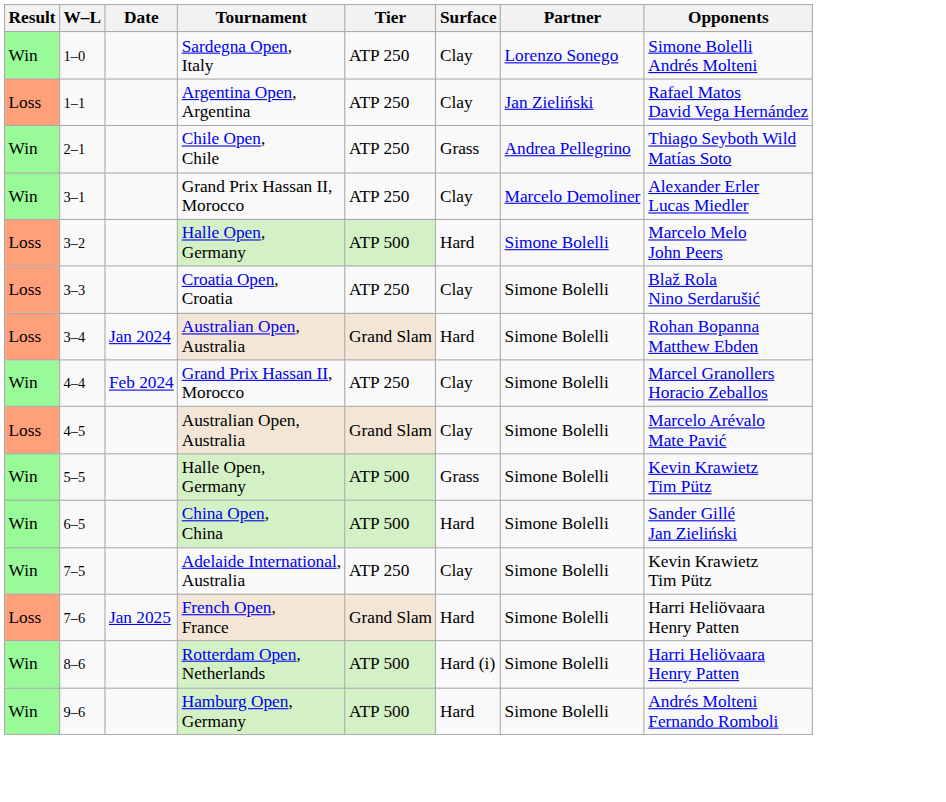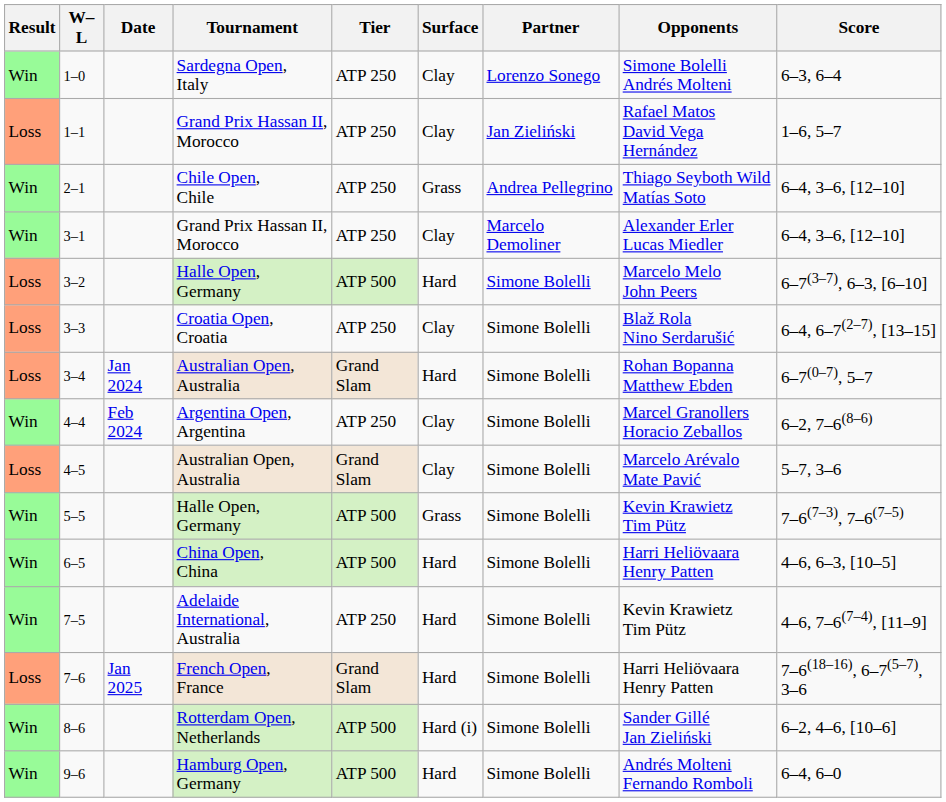+ column: (859, 27)
(239, 102) Argentina Open, Argentina -> (252, 131) Grand Prix Hassan II, Morocco
(257, 383) Grand Prix Hassan II, Morocco -> (234, 422) Argentina Open, Argentina
(693, 523) Sander Gillé Jan Zieliński -> (681, 562) Harri Heliövaara Henry Patten
(456, 570) Clay -> (439, 619) Hard
(707, 664) Harri Heliövaara Henry Patten -> (667, 727) Sander Gillé Jan Zieliński
